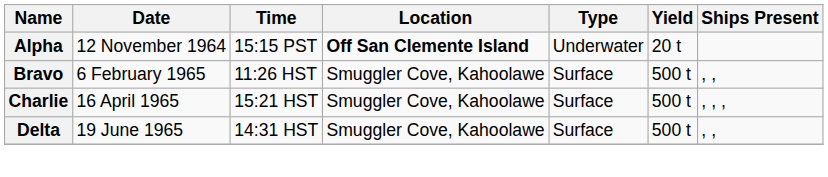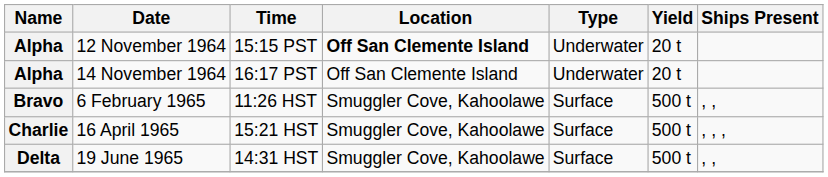+ row: (151, 74)
